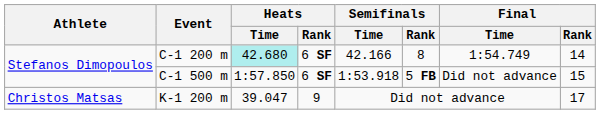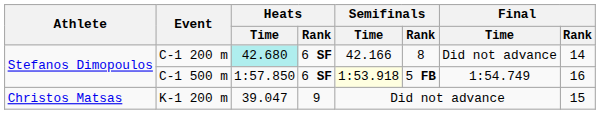(500, 55) 1:54.749 -> (500, 55) Did not advance
(369, 77) no background -> (369, 77) lightyellow background
(500, 77) Did not advance -> (500, 77) 1:54.749
(577, 77) 15 -> (577, 77) 16
(577, 98) 17 -> (577, 98) 15
